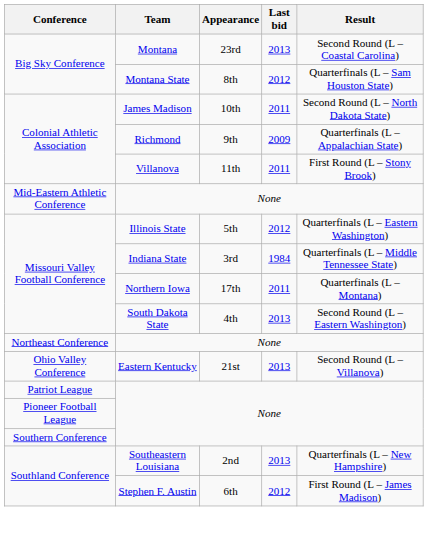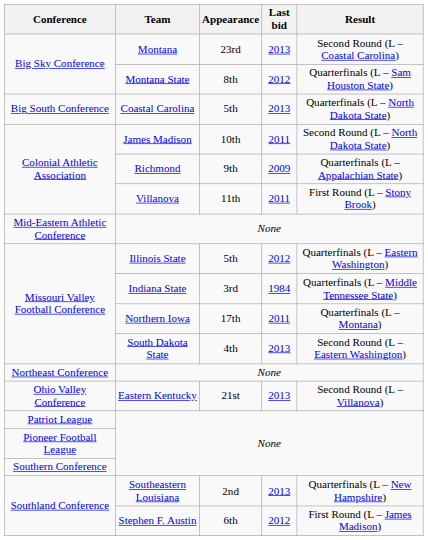+ row: (60, 109)
